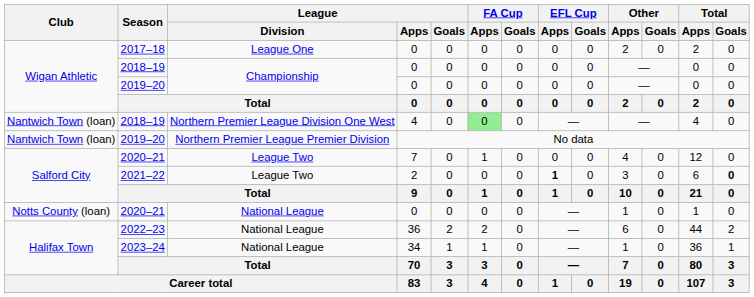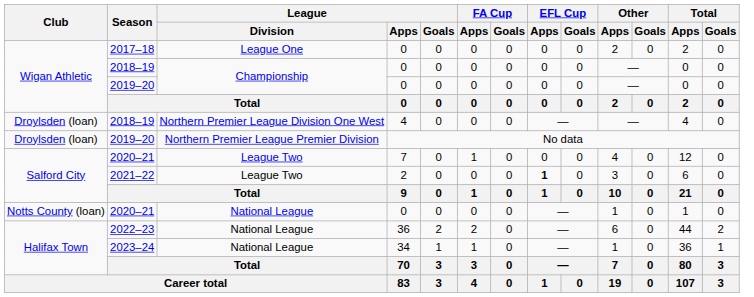(61, 121) Nantwich Town (loan) -> (56, 121) Droylsden (loan)
(485, 121) lightgreen background -> (474, 121) no background
(61, 139) Nantwich Town (loan) -> (56, 139) Droylsden (loan)
(731, 175) bold -> (721, 175) normal
